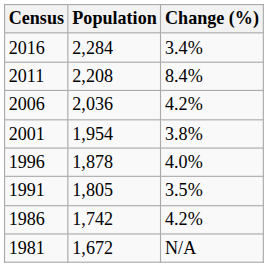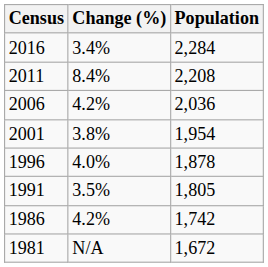columns swapped: (115, 18) <-> (212, 18)
